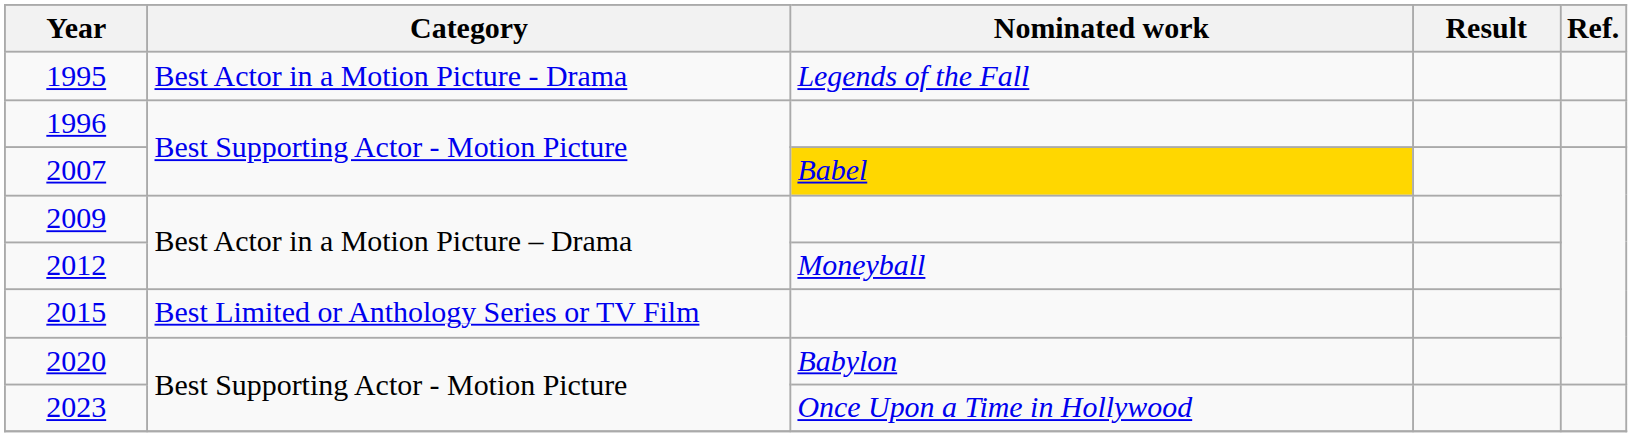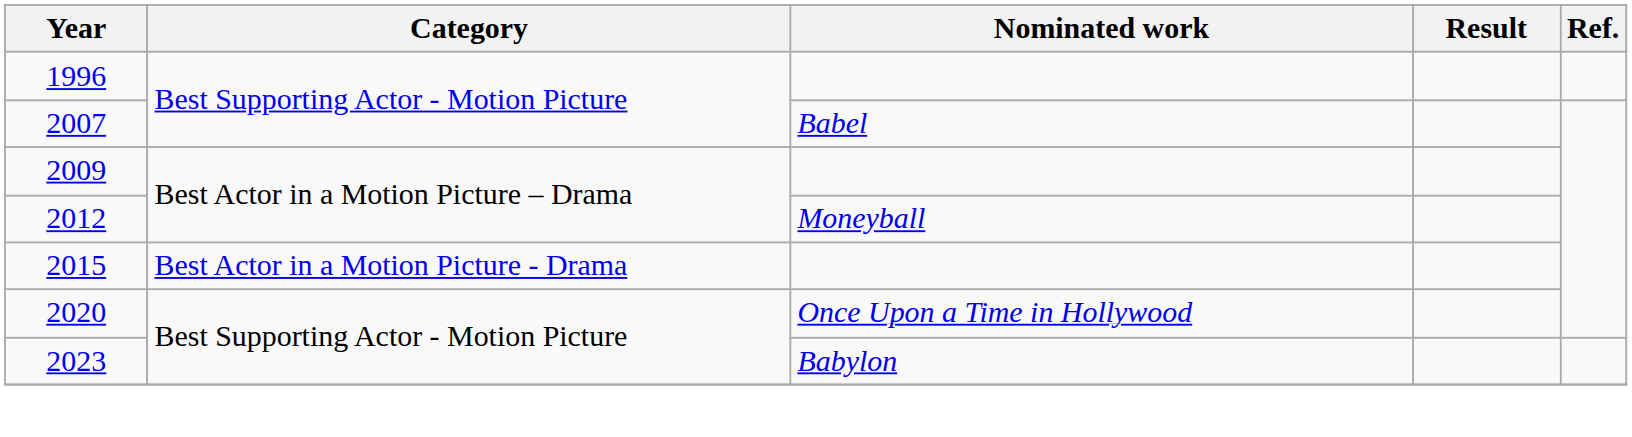- row: (76, 75)
(832, 170) gold background -> (832, 123) no background
(427, 312) Best Limited or Anthology Series or TV Film -> (391, 265) Best Actor in a Motion Picture - Drama
(847, 360) Babylon -> (995, 312) Once Upon a Time in Hollywood
(995, 407) Once Upon a Time in Hollywood -> (847, 360) Babylon
